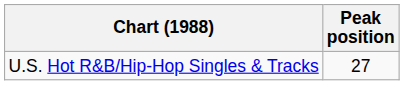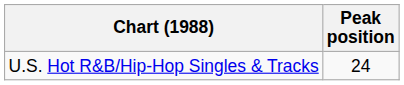(361, 65) 27 -> (361, 65) 24
